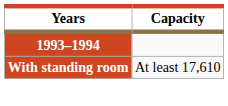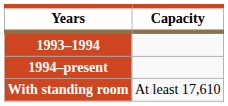+ row: (68, 67)
